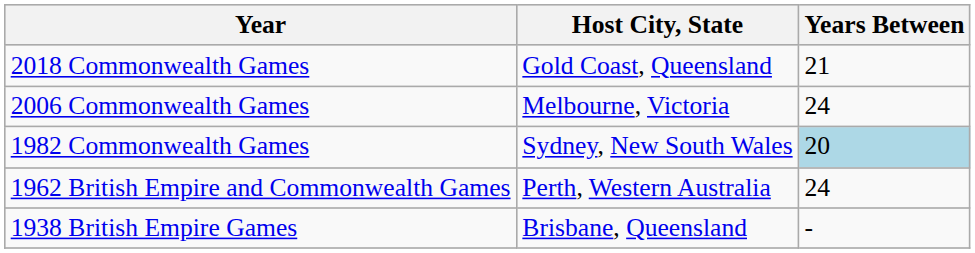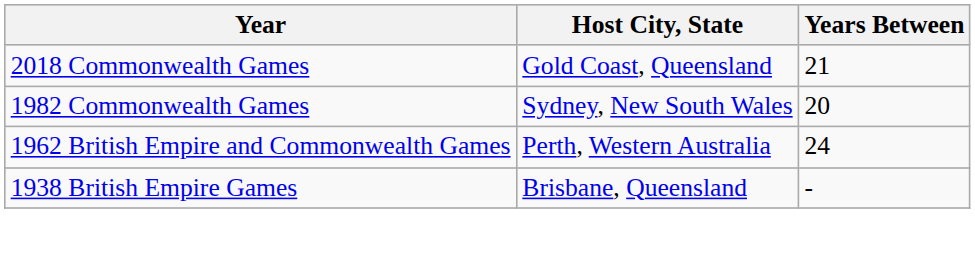- row: (160, 106)
(817, 146) lightblue background -> (817, 106) no background
